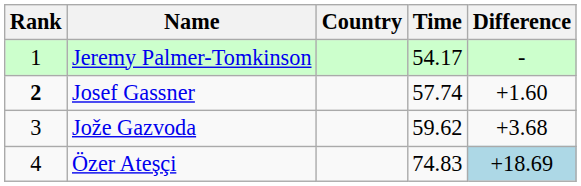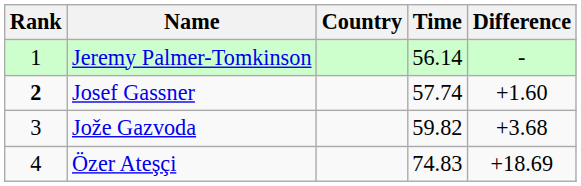(437, 57) 54.17 -> (437, 57) 56.14
(437, 127) 59.62 -> (437, 127) 59.82
(522, 163) lightblue background -> (522, 163) no background
